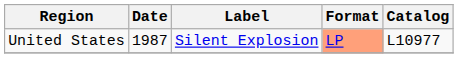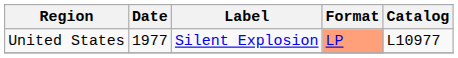(150, 41) 1987 -> (150, 41) 1977
